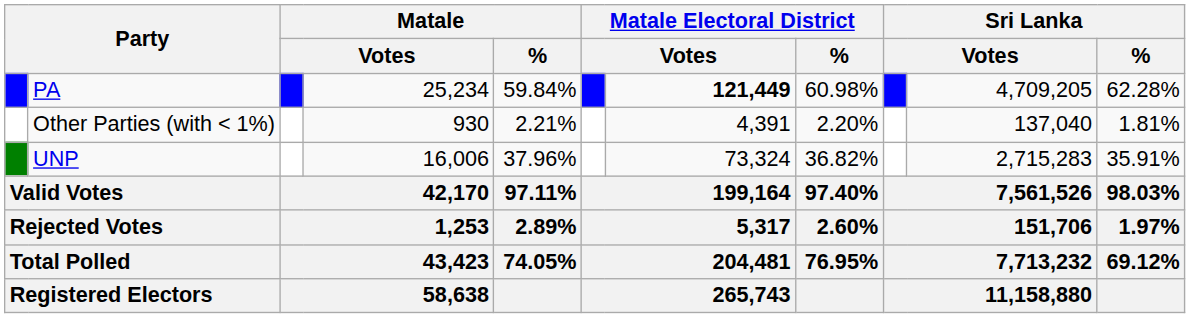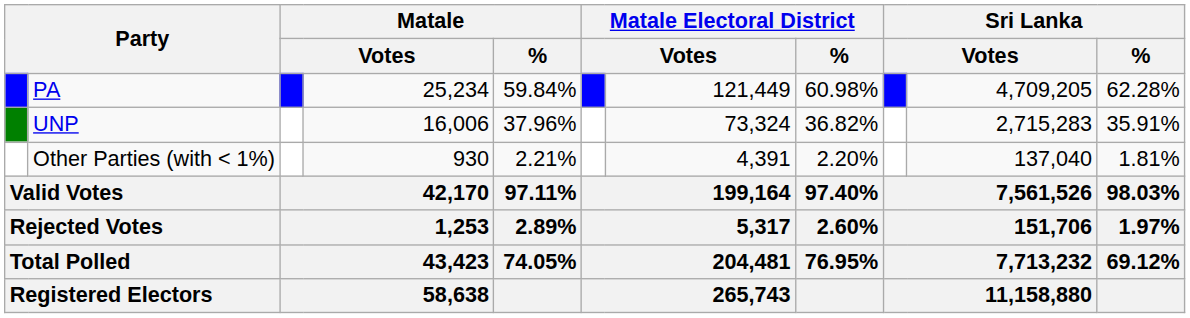(751, 90) bold -> (751, 90) normal
rows swapped: (56, 158) <-> (154, 124)
